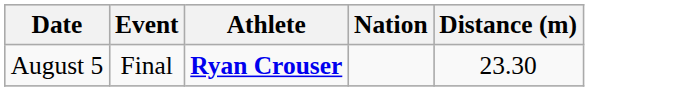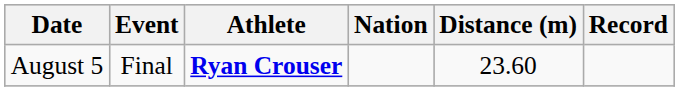+ column: (628, 24)
(508, 65) 23.30 -> (508, 65) 23.60
